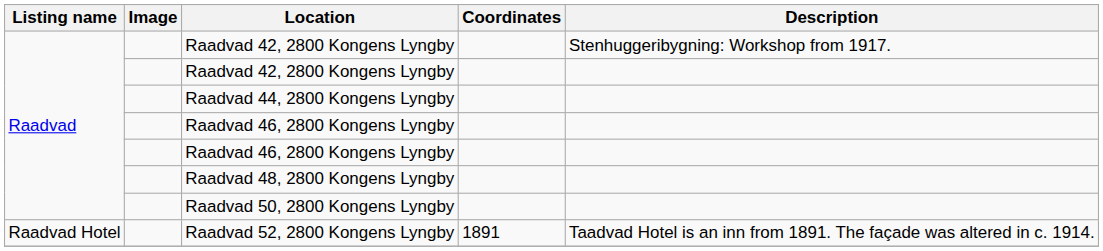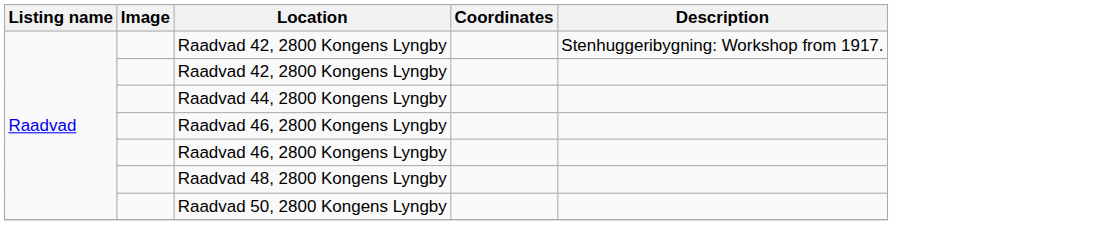- row: (65, 233)
